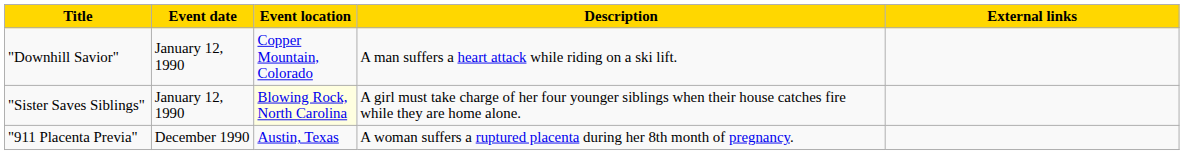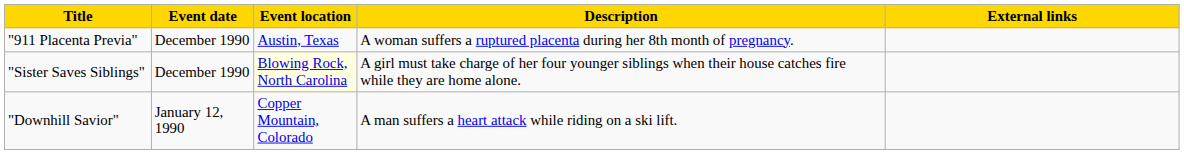rows swapped: (63, 56) <-> (73, 137)
(189, 105) January 12, 1990 -> (202, 71) December 1990
